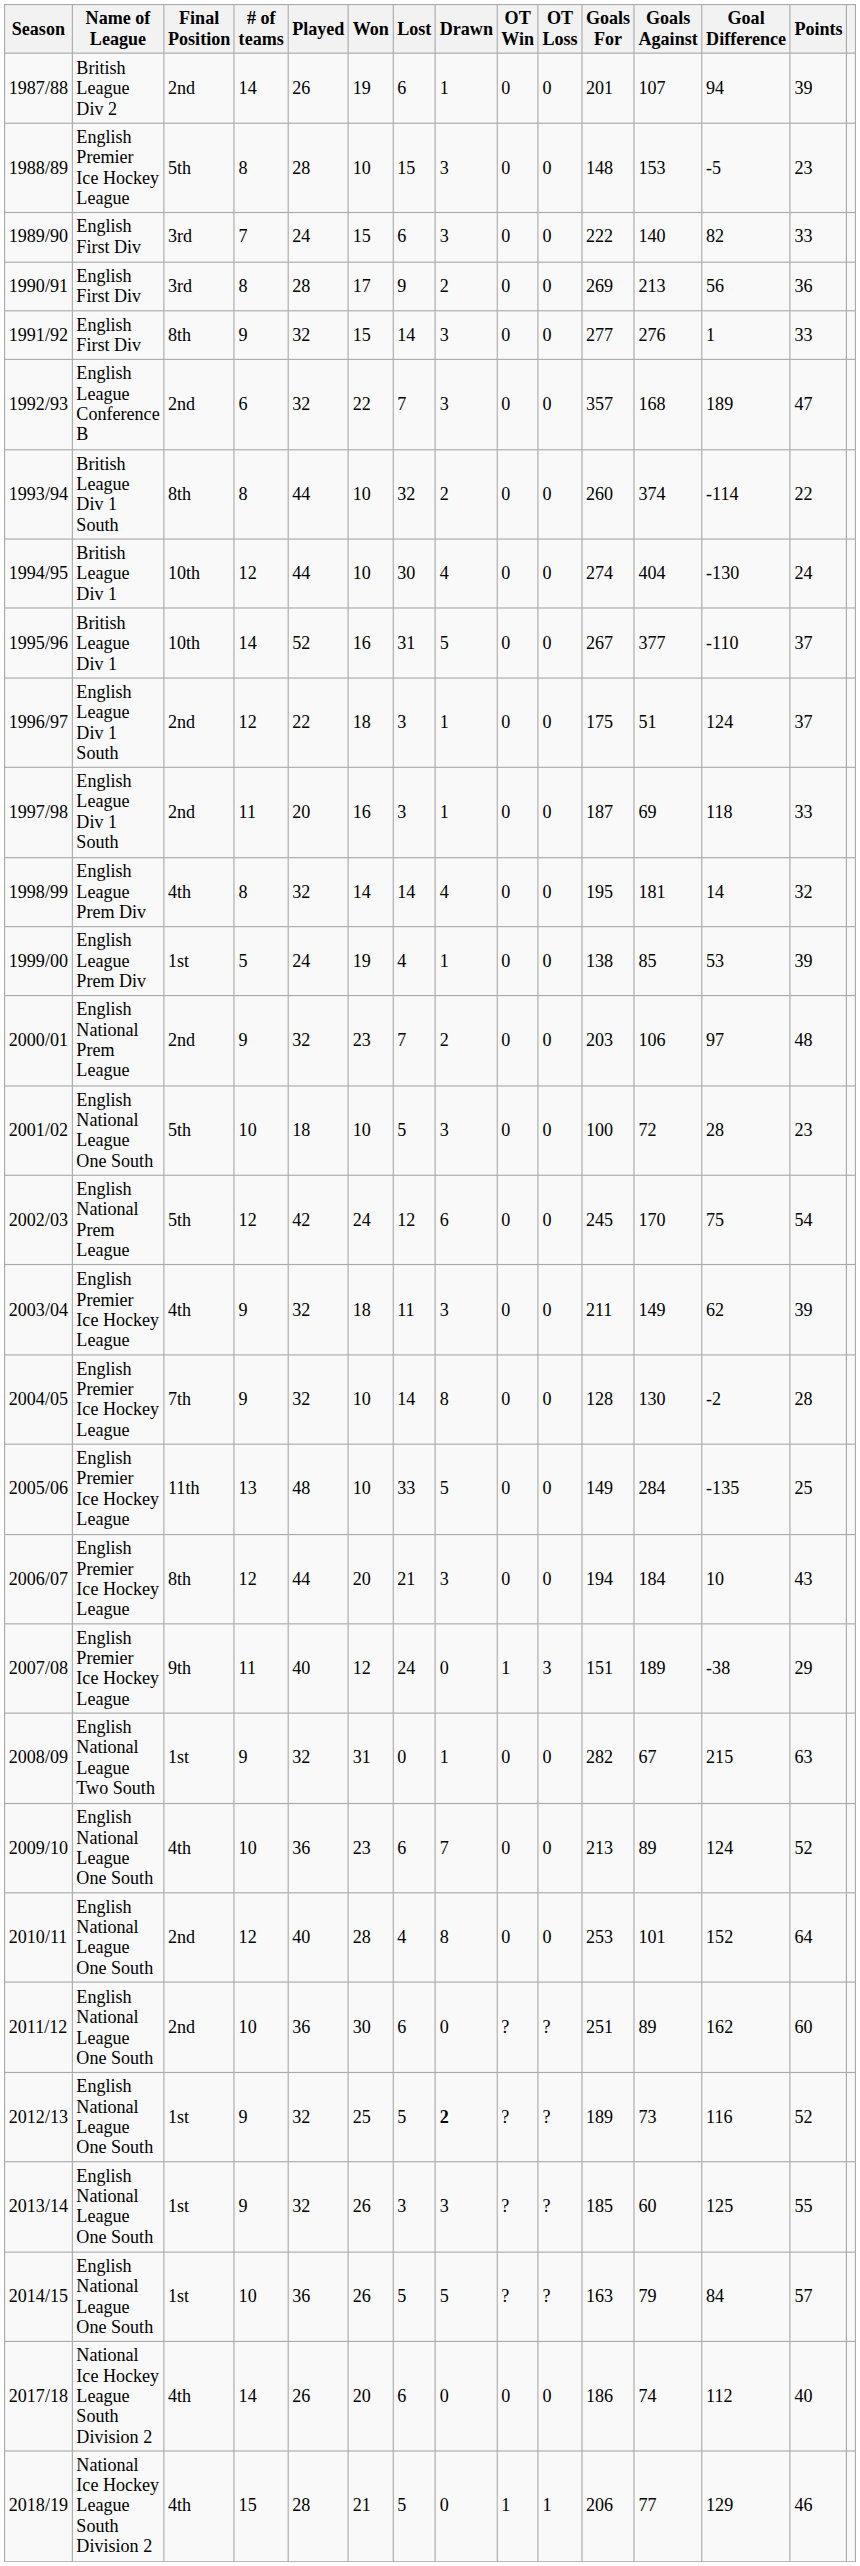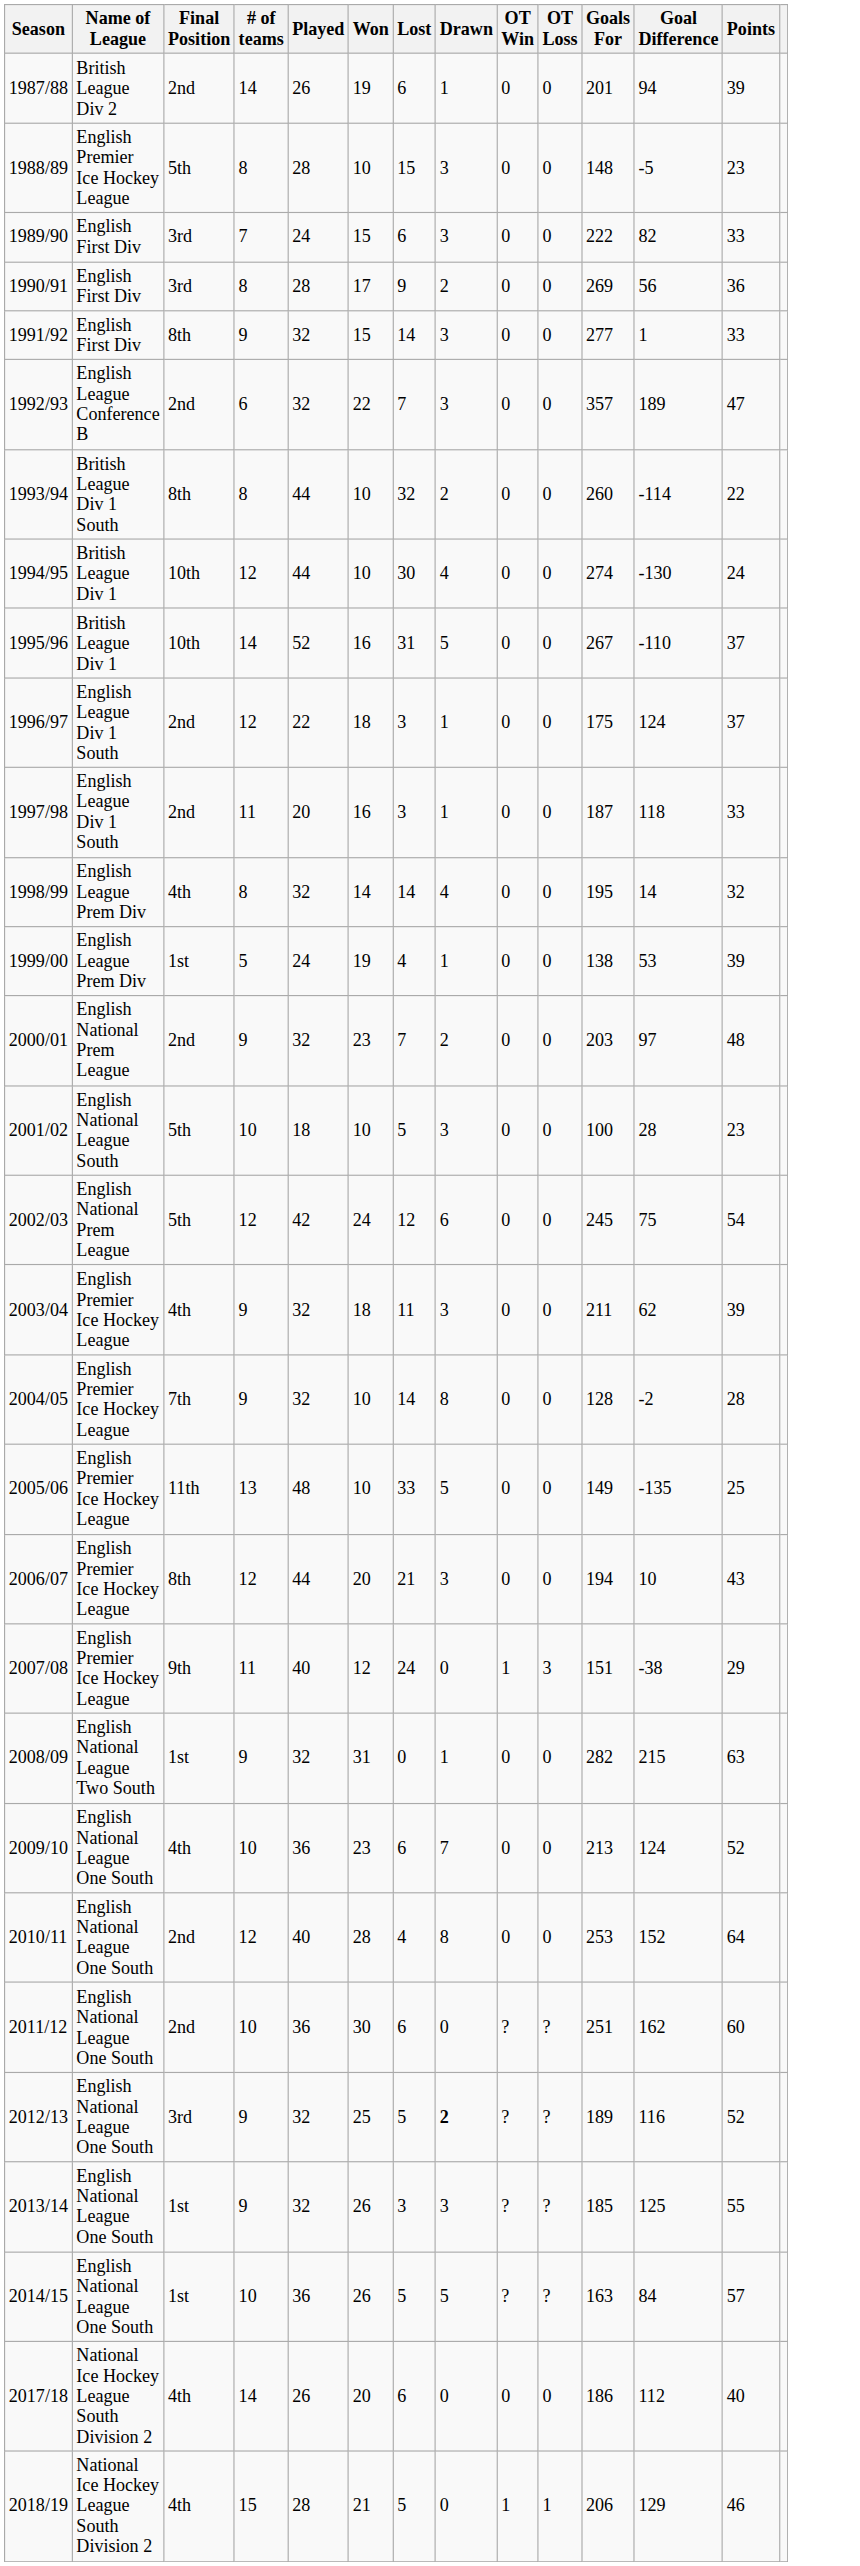- column: (668, 29)
(115, 1130) English National League One South -> (107, 1130) English National League South
(179, 2116) 1st -> (180, 2116) 3rd
